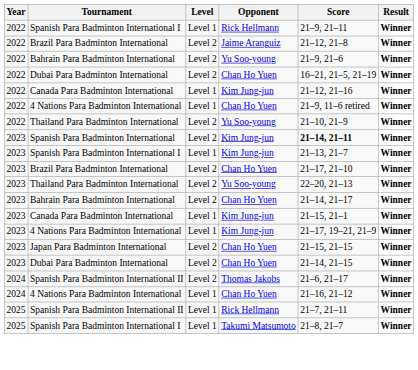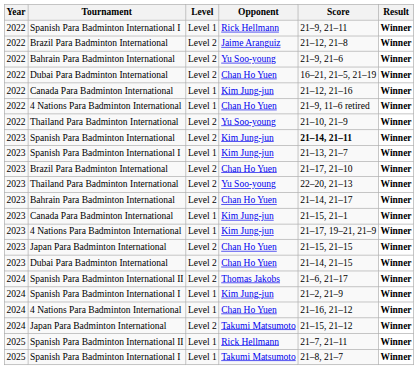+ row: (16, 294)
+ row: (16, 326)
